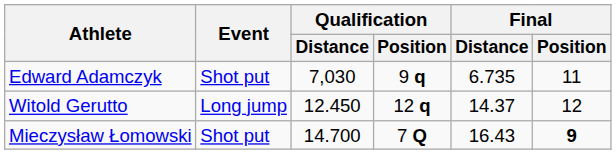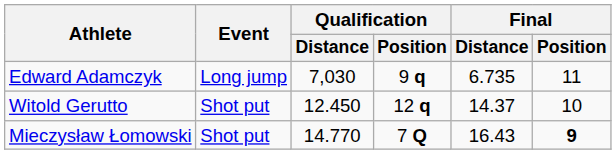(235, 77) Shot put -> (244, 77) Long jump
(244, 106) Long jump -> (235, 106) Shot put
(572, 106) 12 -> (572, 106) 10
(332, 135) 14.700 -> (332, 135) 14.770
